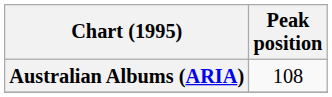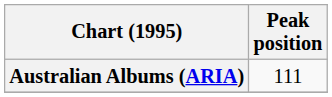(288, 75) 108 -> (288, 75) 111
